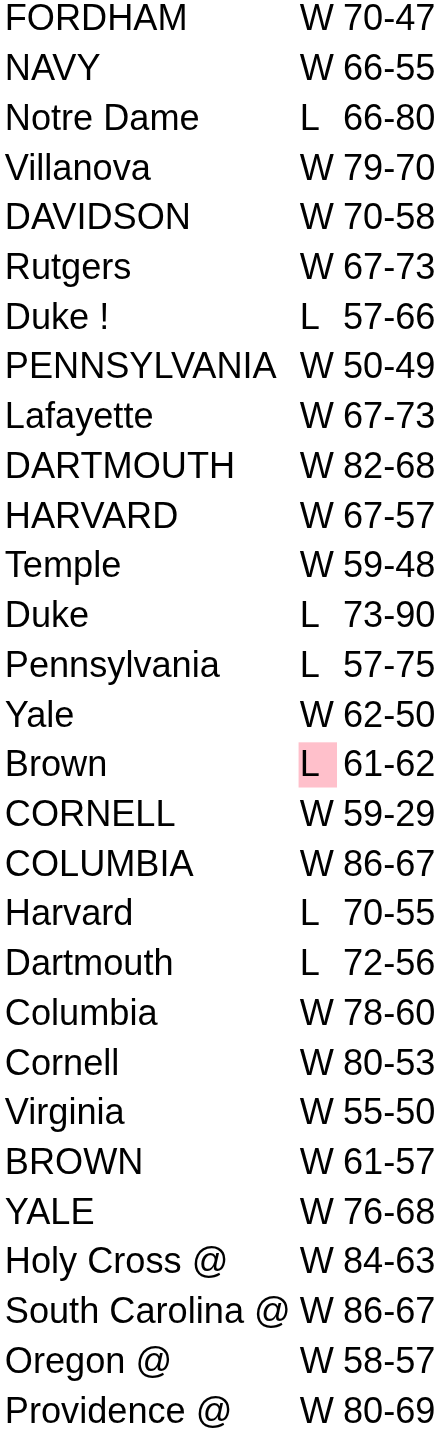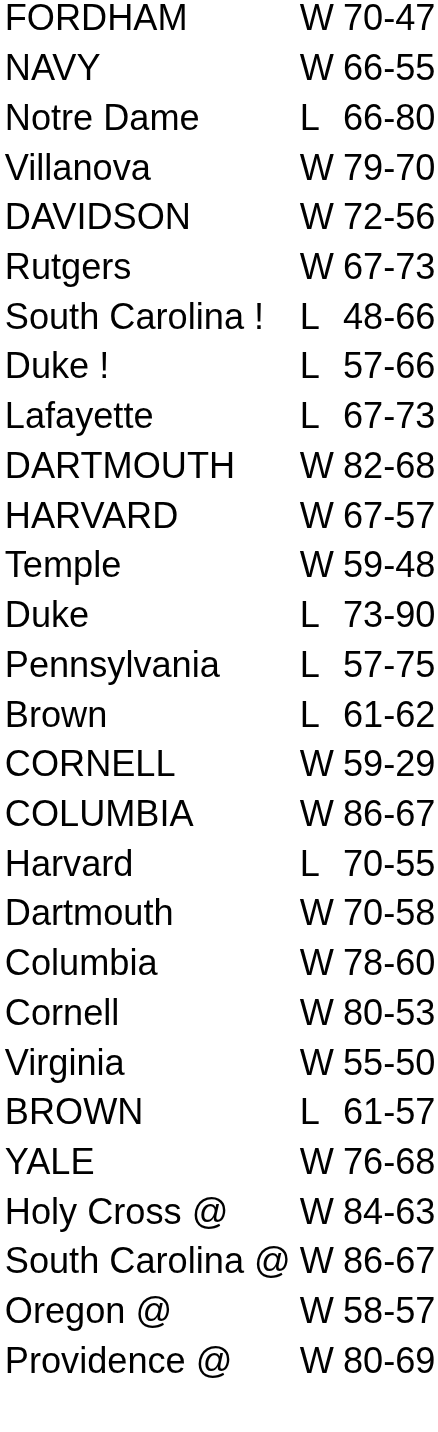(389, 217) 70-58 -> (389, 217) 72-56
+ row: (134, 316)
- row: (141, 366)
(317, 416) W -> (310, 416) L
- row: (40, 714)
(310, 764) pink background -> (310, 714) no background
(310, 963) L -> (317, 913) W
(389, 963) 72-56 -> (389, 913) 70-58
(317, 1162) W -> (310, 1112) L
